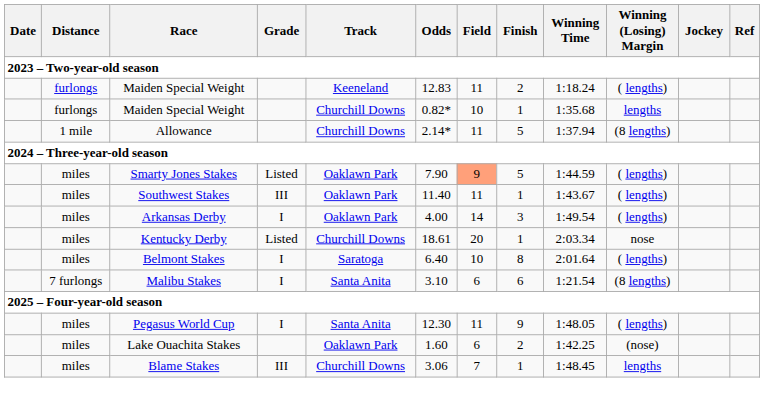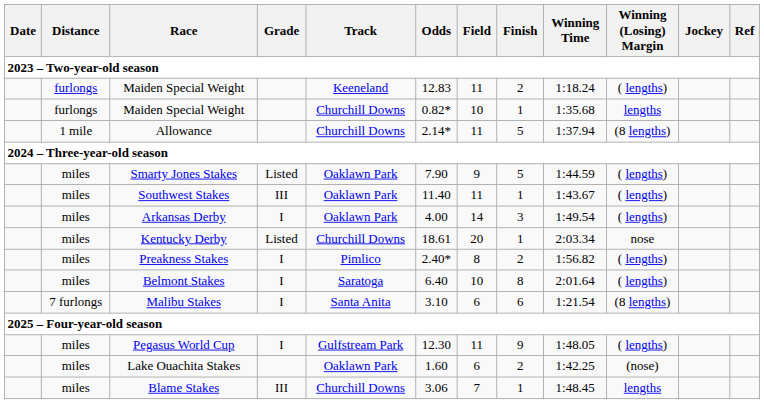(477, 174) lightsalmon background -> (477, 174) no background
+ row: (76, 259)
(361, 324) Santa Anita -> (361, 345) Gulfstream Park
